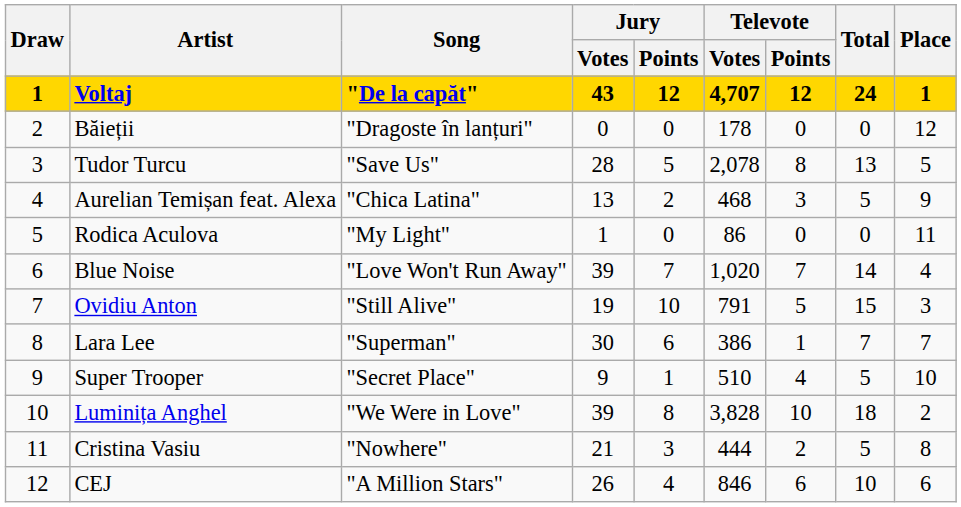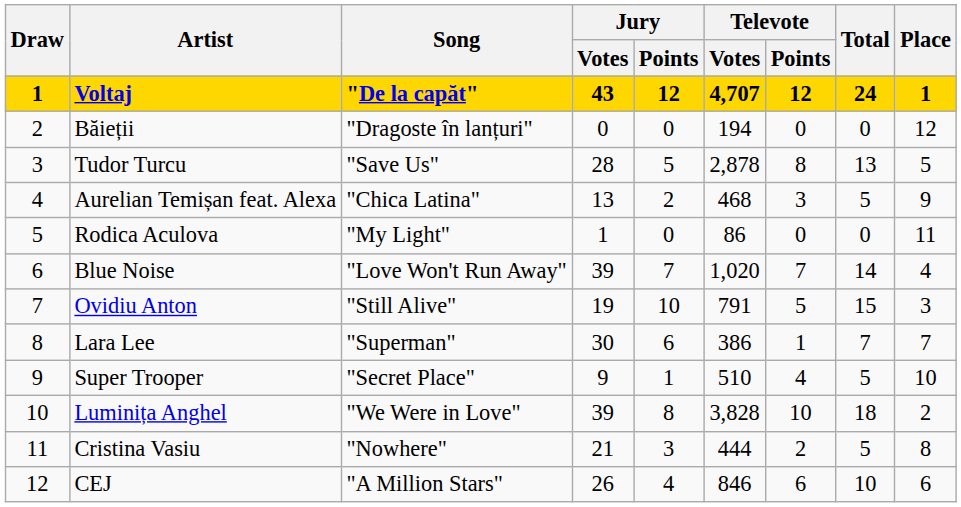(735, 128) 178 -> (735, 128) 194
(735, 164) 2,078 -> (735, 164) 2,878
